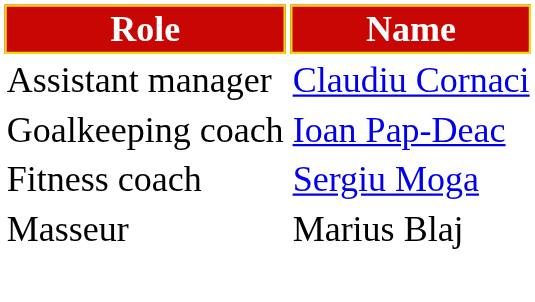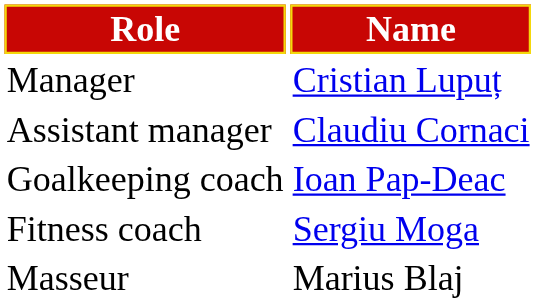+ row: (71, 80)
